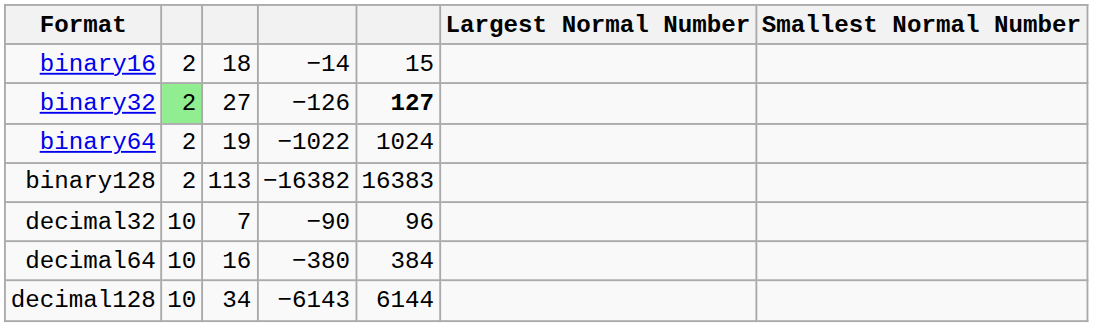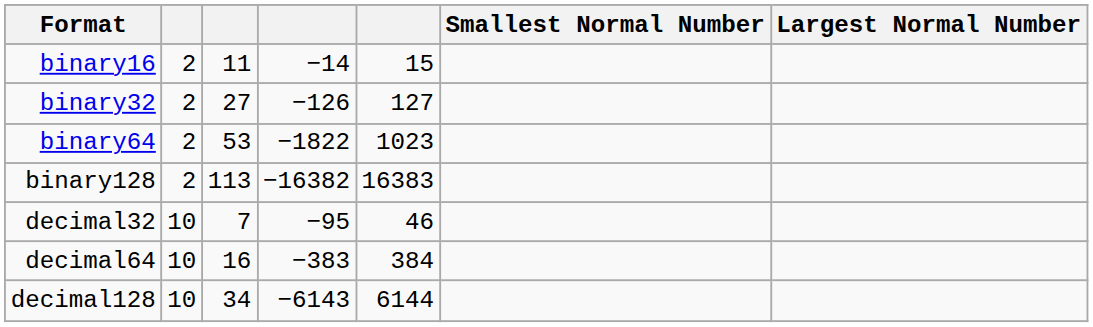columns swapped: (921, 25) <-> (598, 25)
(237, 64) 18 -> (237, 64) 11
(189, 103) lightgreen background -> (189, 103) no background
(412, 103) bold -> (412, 103) normal
(237, 143) 19 -> (237, 143) 53
(314, 143) −1022 -> (314, 143) −1822
(405, 143) 1024 -> (405, 143) 1023
(328, 222) −90 -> (328, 222) −95
(420, 222) 96 -> (420, 222) 46
(321, 261) −380 -> (321, 261) −383
